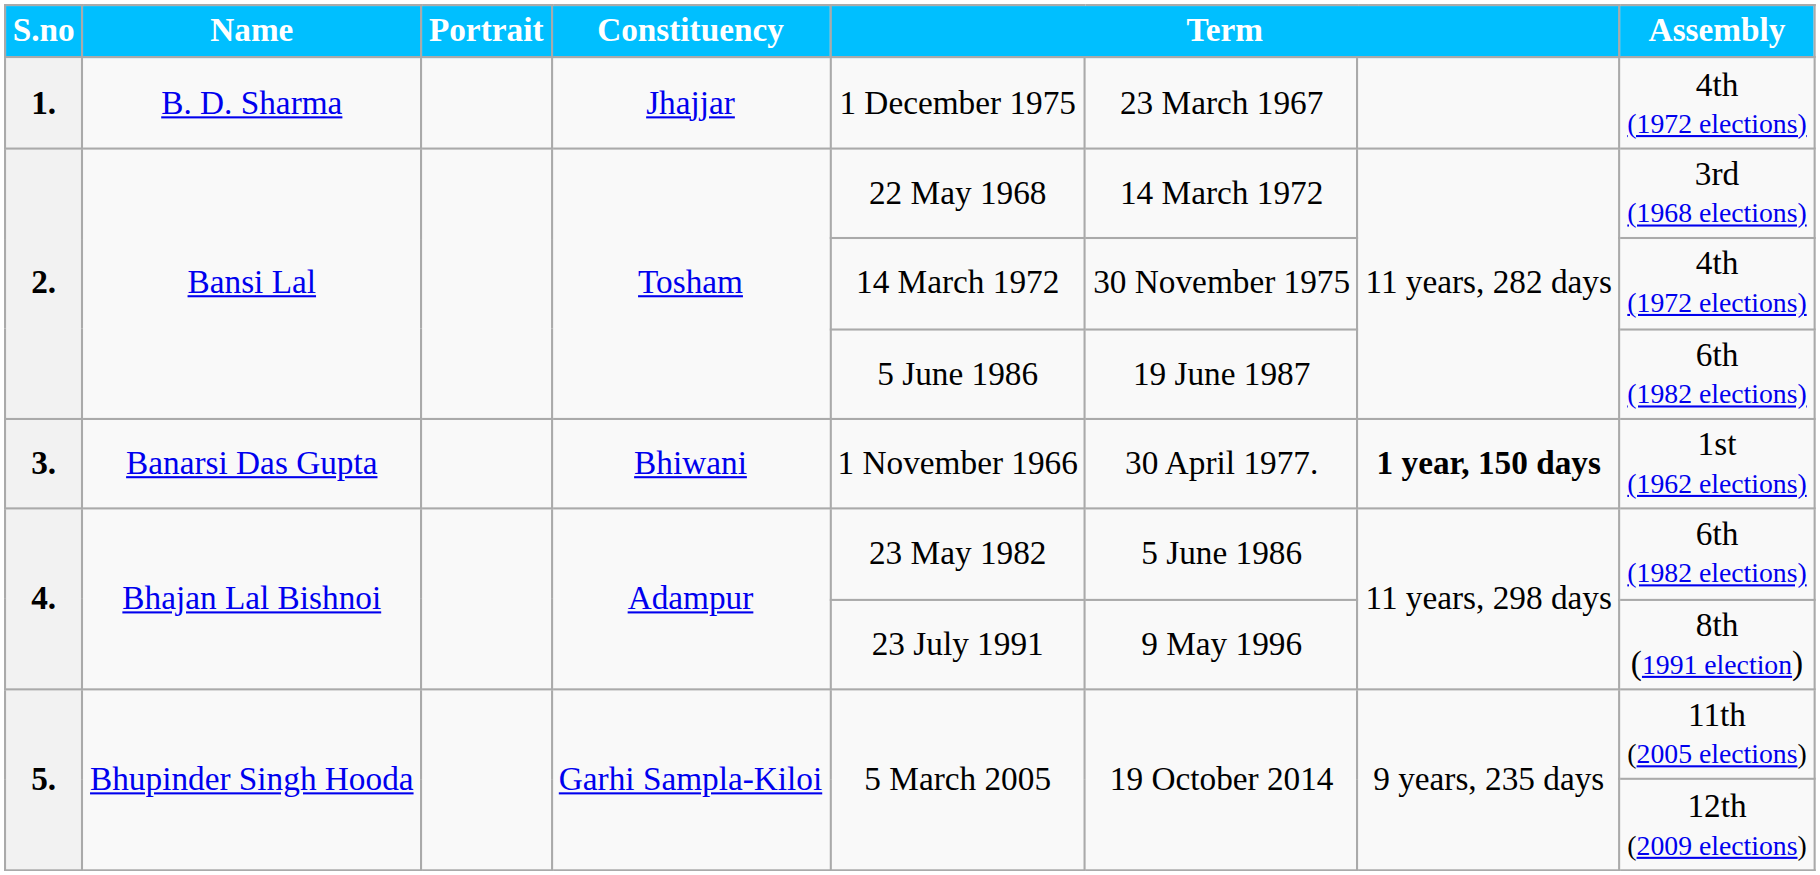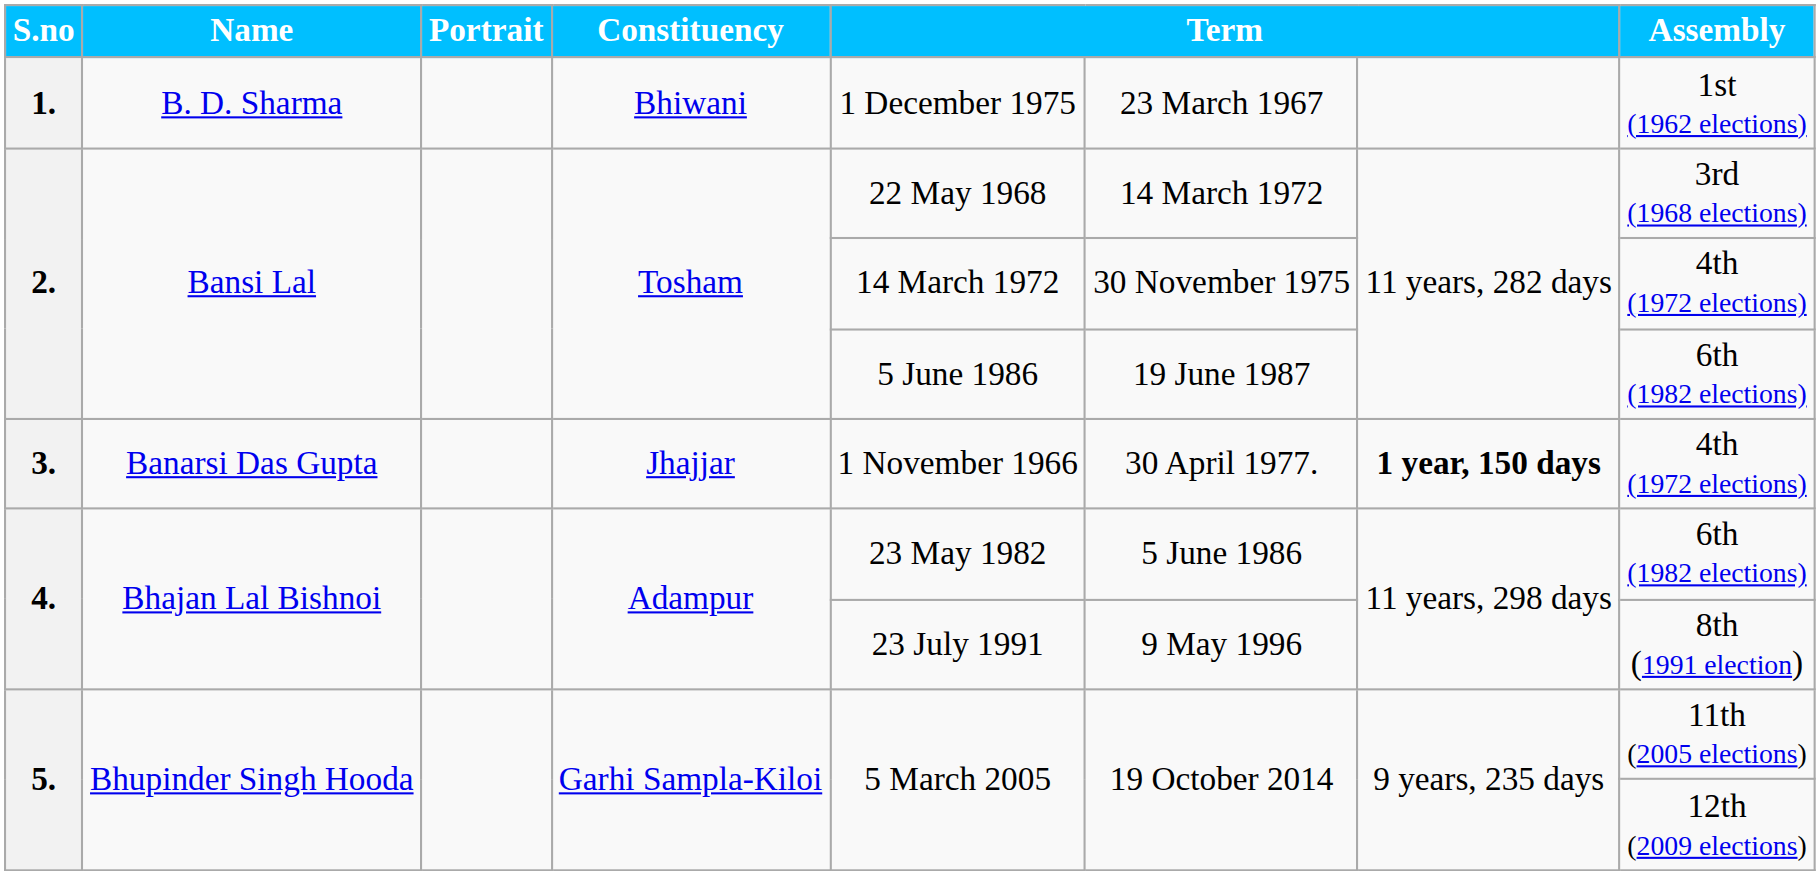(690, 102) Jhajjar -> (690, 102) Bhiwani
(1717, 102) 4th (1972 elections) -> (1717, 102) 1st (1962 elections)
(690, 463) Bhiwani -> (690, 463) Jhajjar
(1717, 463) 1st (1962 elections) -> (1717, 463) 4th (1972 elections)
